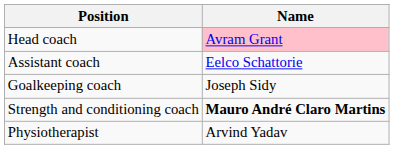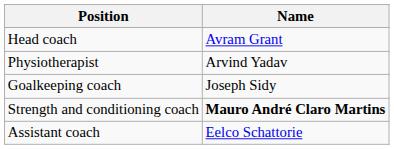(244, 39) pink background -> (244, 39) no background
rows swapped: (54, 62) <-> (53, 132)
